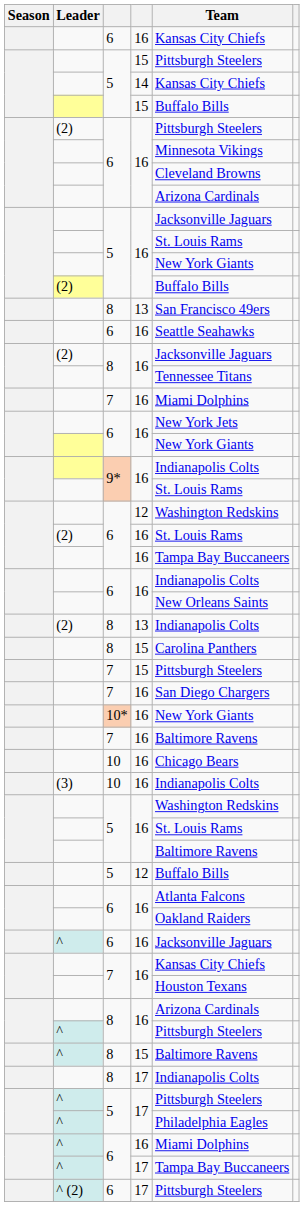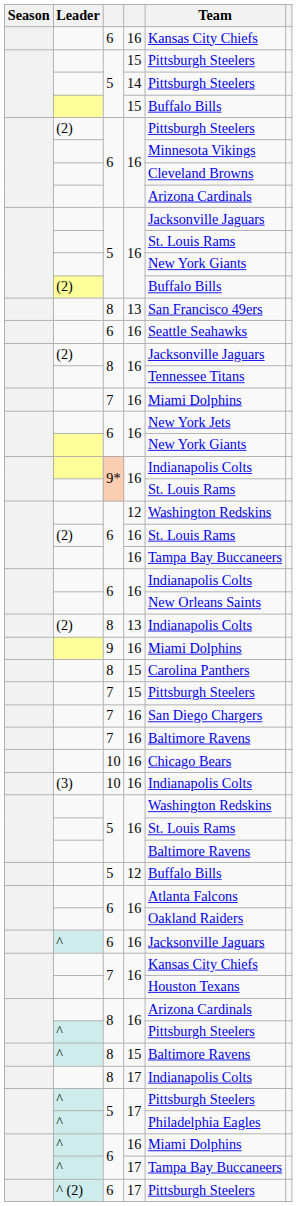(210, 83) Kansas City Chiefs -> (201, 83) Pittsburgh Steelers
+ row: (110, 648)
- row: (117, 715)
